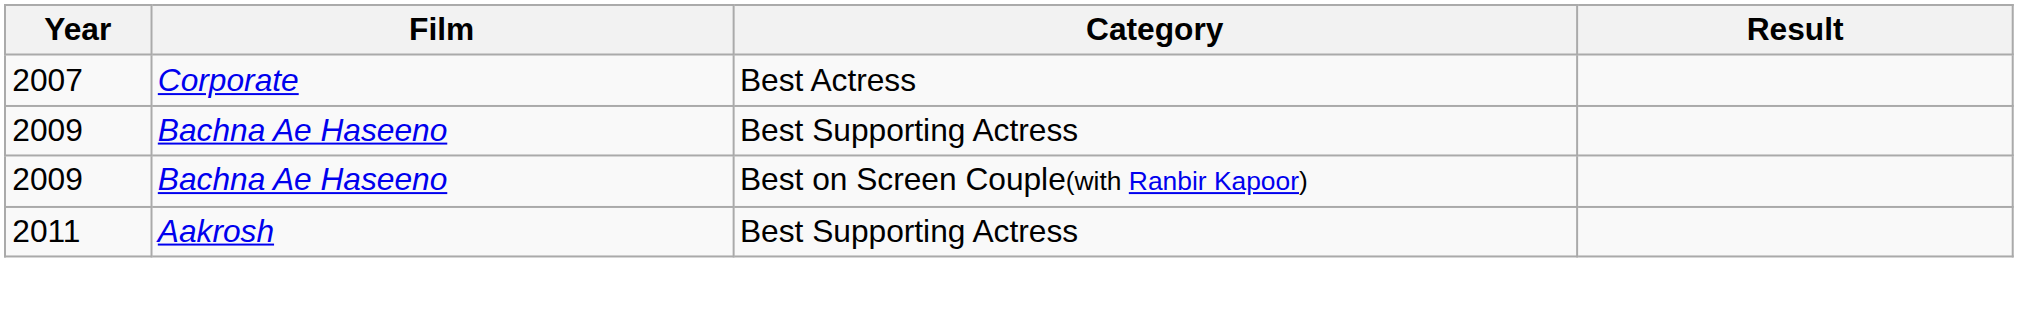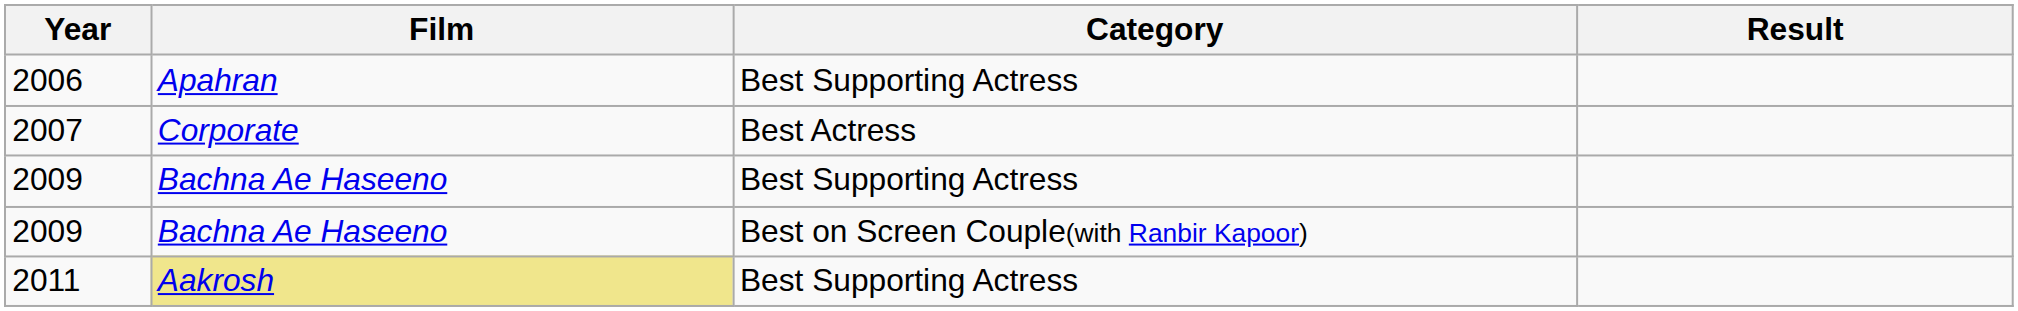+ row: (48, 79)
(216, 230) no background -> (216, 280) khaki background
